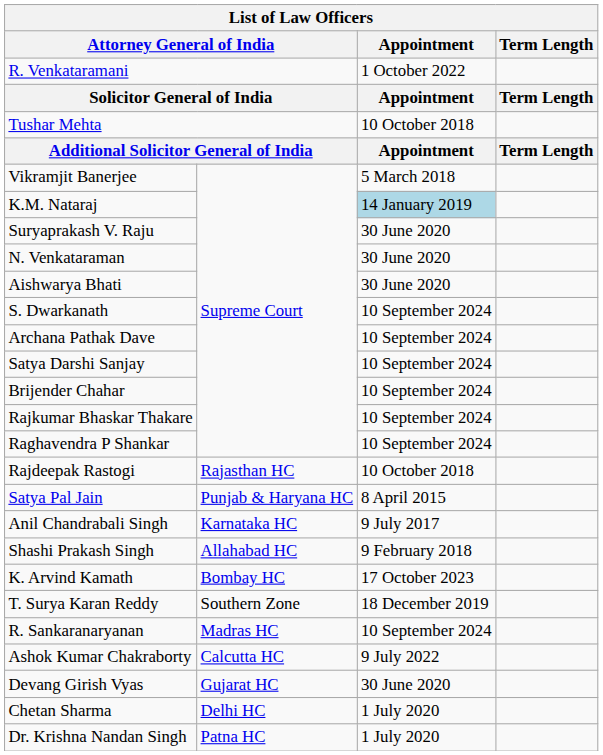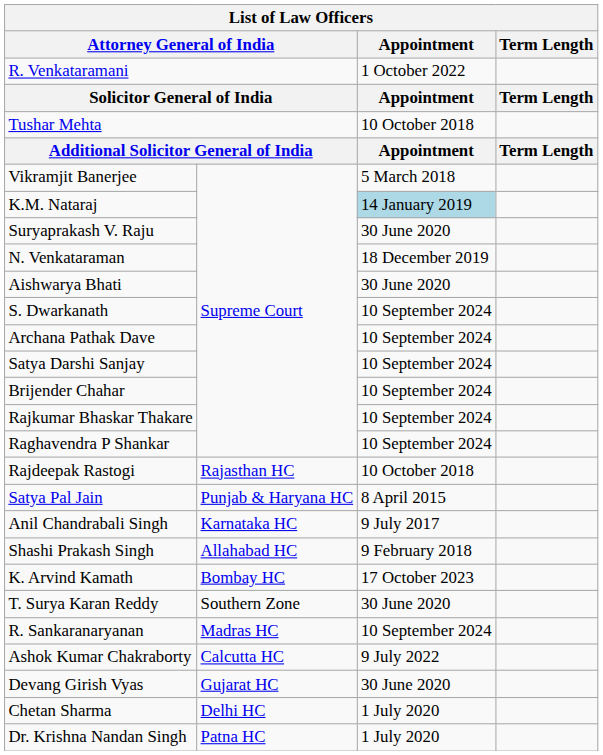(406, 257) 30 June 2020 -> (425, 257) 18 December 2019
(425, 603) 18 December 2019 -> (406, 603) 30 June 2020
